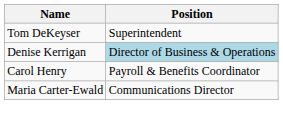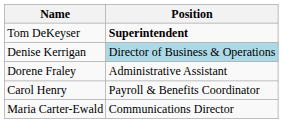(145, 33) normal -> (148, 33) bold
+ row: (42, 71)
